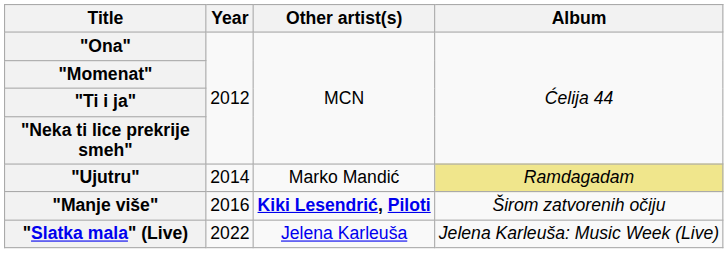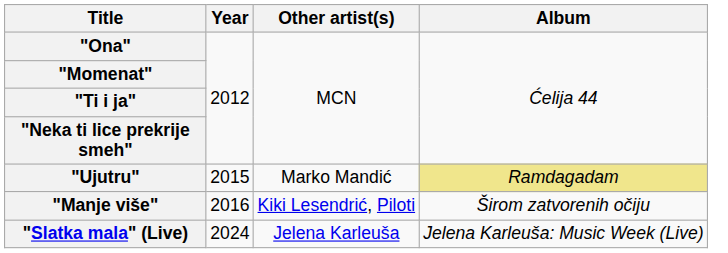(230, 177) 2014 -> (230, 177) 2015
(344, 205) bold -> (336, 205) normal
(230, 233) 2022 -> (230, 233) 2024
